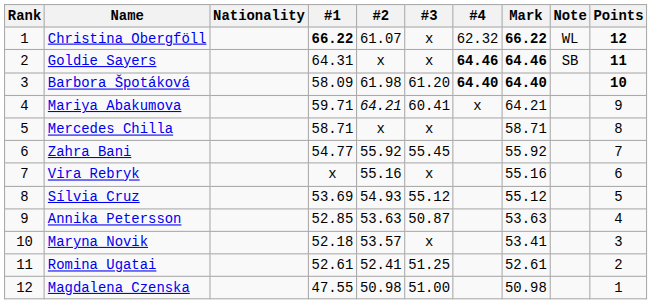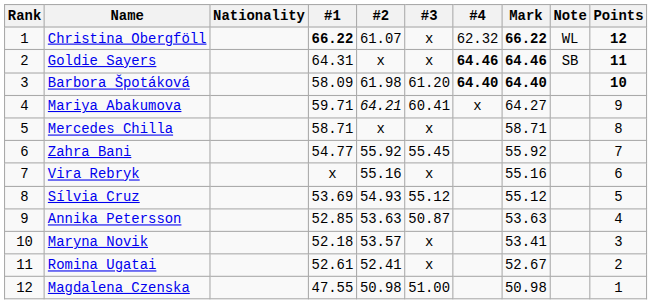(526, 107) 64.21 -> (526, 107) 64.27
(429, 265) 51.25 -> (429, 265) x
(526, 265) 52.61 -> (526, 265) 52.67
